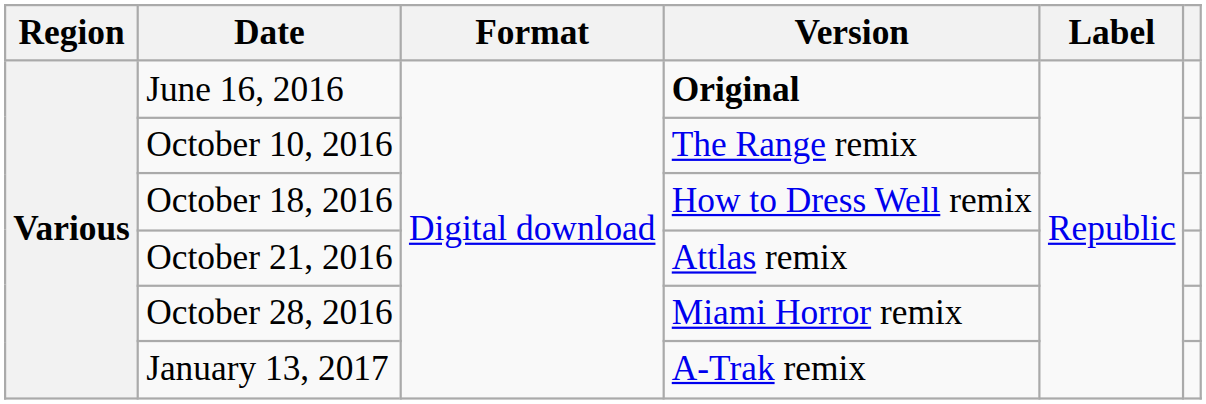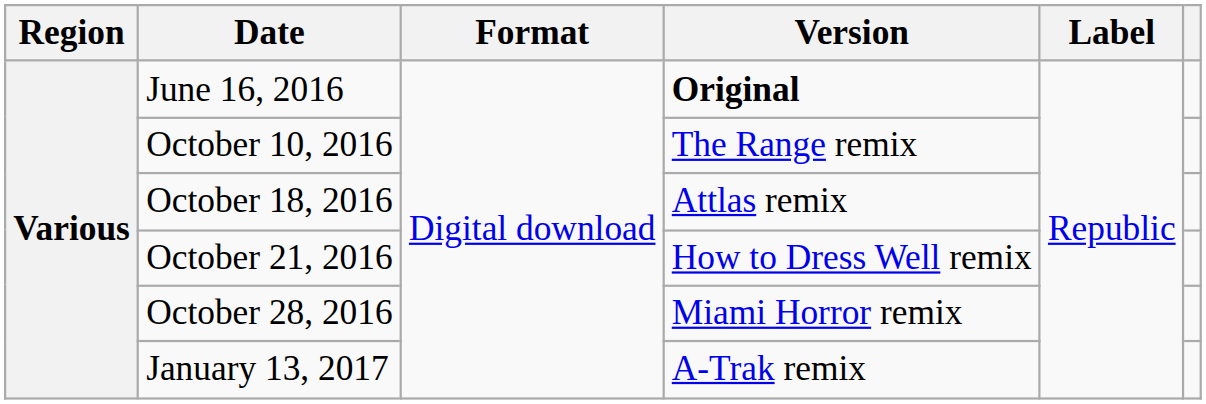(852, 200) How to Dress Well remix -> (760, 200) Attlas remix
(760, 256) Attlas remix -> (852, 256) How to Dress Well remix
